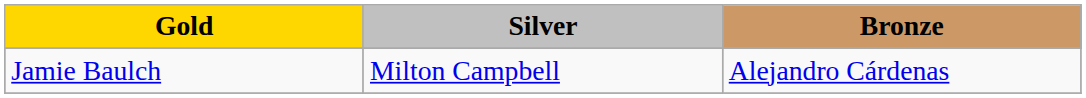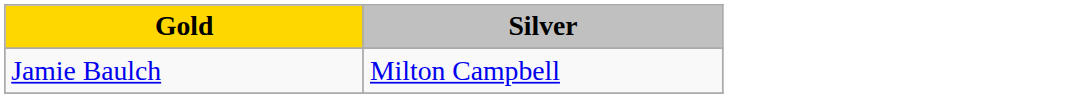- column: (902, 26)
